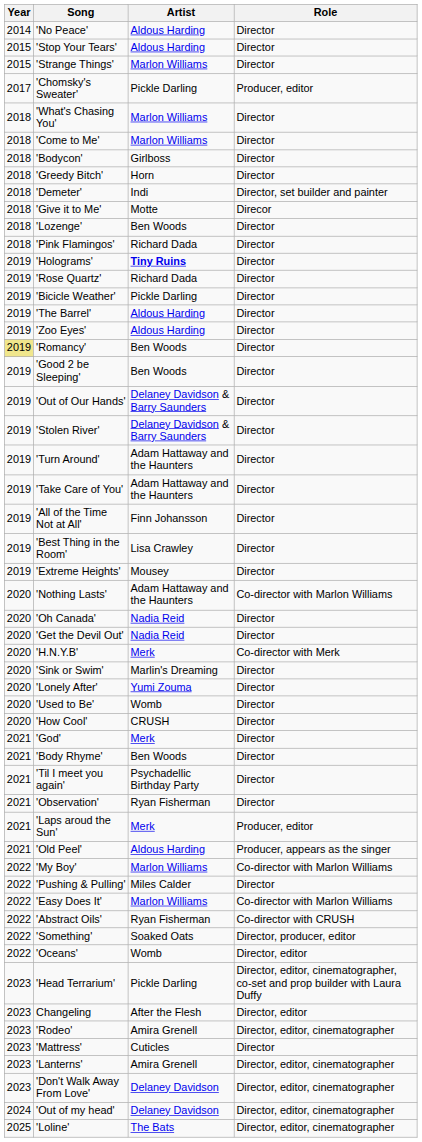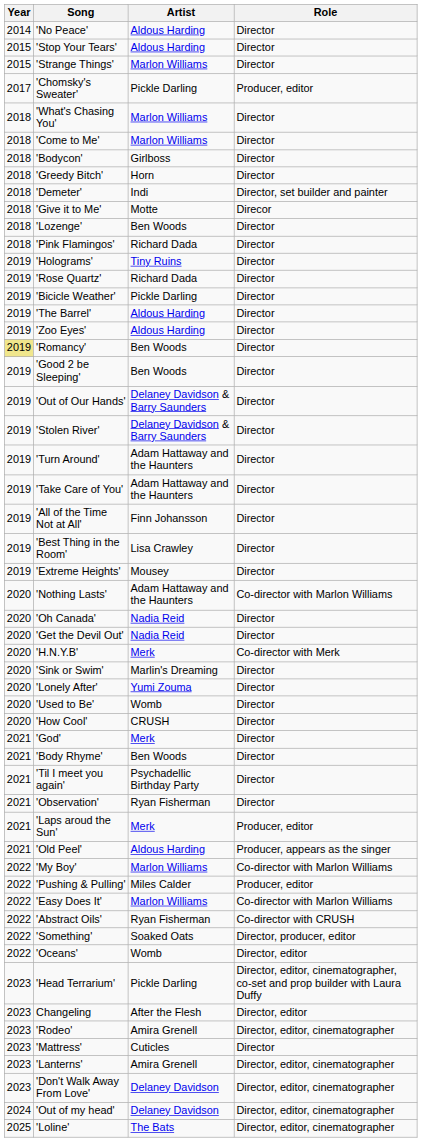(158, 261) bold -> (156, 261) normal
(255, 884) Director -> (275, 884) Producer, editor
